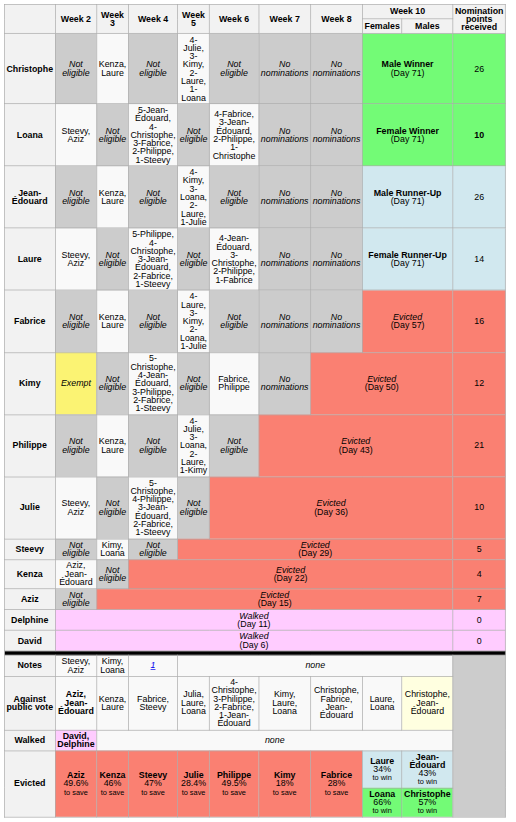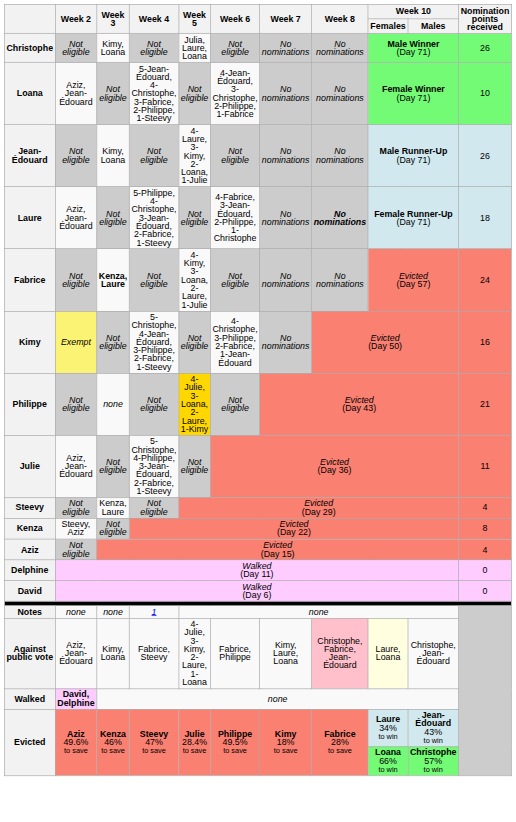(113, 68) Kenza, Laure -> (113, 47) Kimy, Loana
(194, 68) 4-Julie, 3-Kimy, 2-Laure, 1-Loana -> (195, 47) Julia, Laure, Loana
(76, 134) Steevy, Aziz -> (76, 93) Aziz, Jean-Édouard
(234, 134) 4-Fabrice, 3-Jean-Édouard, 2-Philippe, 1-Christophe -> (235, 93) 4-Jean-Édouard, 3-Christophe, 2-Philippe, 1-Fabrice
(479, 134) bold -> (485, 93) normal
(113, 197) Kenza, Laure -> (113, 155) Kimy, Loana
(194, 197) 4-Kimy, 3-Loana, 2-Laure, 1-Julie -> (195, 155) 4-Laure, 3-Kimy, 2-Loana, 1-Julie
(76, 259) Steevy, Aziz -> (76, 217) Aziz, Jean-Édouard
(234, 259) 4-Jean-Édouard, 3-Christophe, 2-Philippe, 1-Fabrice -> (235, 217) 4-Fabrice, 3-Jean-Édouard, 2-Philippe, 1-Christophe
(336, 259) normal -> (340, 217) bold
(479, 259) 14 -> (485, 217) 18
(113, 321) normal -> (113, 279) bold
(194, 321) 4-Laure, 3-Kimy, 2-Loana, 1-Julie -> (195, 279) 4-Kimy, 3-Loana, 2-Laure, 1-Julie
(479, 321) 16 -> (485, 279) 24
(234, 383) Fabrice, Philippe -> (235, 342) 4-Christophe, 3-Philippe, 2-Fabrice, 1-Jean-Édouard
(479, 383) 12 -> (485, 342) 16
(113, 445) Kenza, Laure -> (113, 404) none
(194, 445) no background -> (195, 404) gold background
(76, 507) Steevy, Aziz -> (76, 466) Aziz, Jean-Édouard
(479, 507) 10 -> (485, 466) 11
(113, 549) Kimy, Loana -> (113, 507) Kenza, Laure
(479, 549) 5 -> (485, 507) 4
(76, 574) Aziz, Jean-Édouard -> (76, 528) Steevy, Aziz
(479, 574) 4 -> (485, 528) 8
(479, 599) 7 -> (485, 549) 4
(76, 665) Steevy, Aziz -> (76, 611) none
(113, 665) Kimy, Loana -> (113, 611) none
(76, 702) bold -> (76, 653) normal
(113, 702) Kenza, Laure -> (113, 653) Kimy, Loana
(194, 702) Julia, Laure, Loana -> (195, 653) 4-Julie, 3-Kimy, 2-Laure, 1-Loana
(234, 702) 4-Christophe, 3-Philippe, 2-Fabrice, 1-Jean-Édouard -> (235, 653) Fabrice, Philippe
(336, 702) no background -> (340, 653) pink background
(382, 702) no background -> (388, 653) lightyellow background
(427, 702) lightyellow background -> (433, 653) no background
